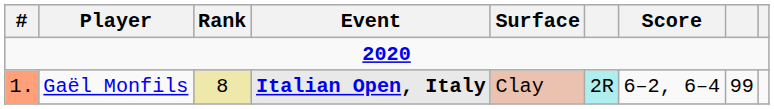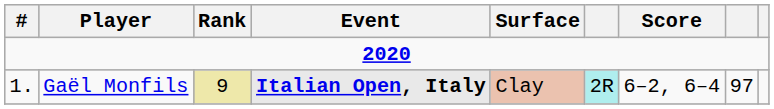(22, 87) lightsalmon background -> (22, 87) no background
(222, 87) 8 -> (222, 87) 9
(742, 87) 99 -> (742, 87) 97
